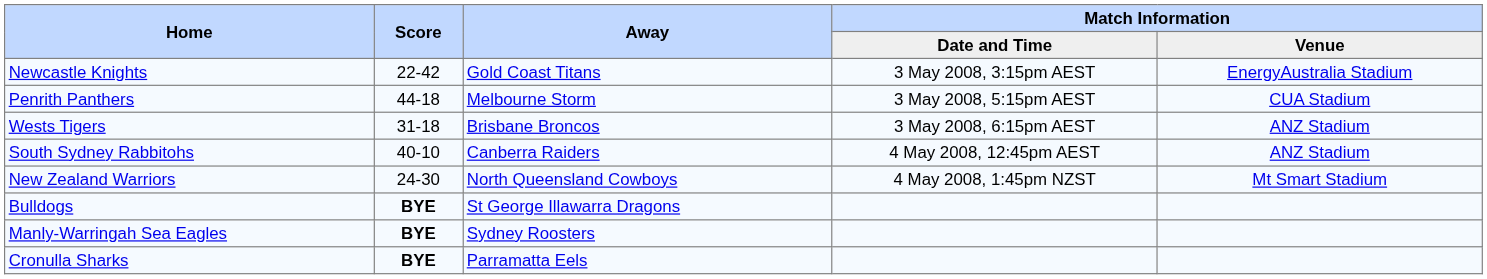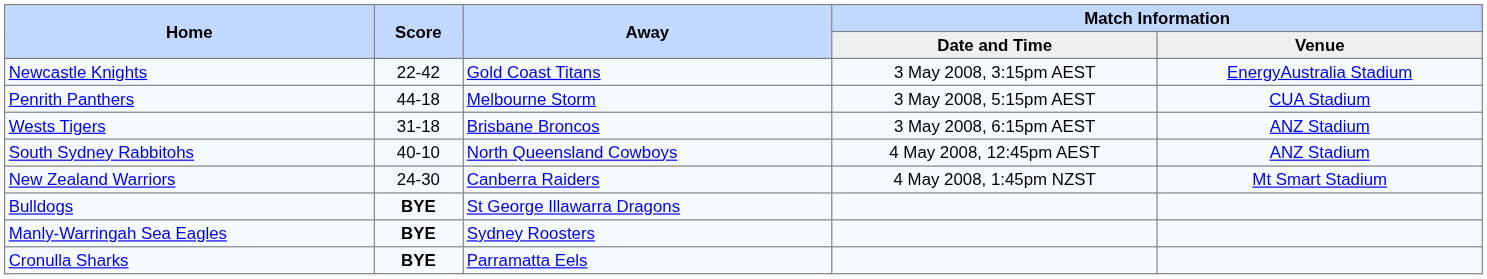(533, 153) Canberra Raiders -> (572, 153) North Queensland Cowboys
(572, 180) North Queensland Cowboys -> (533, 180) Canberra Raiders
